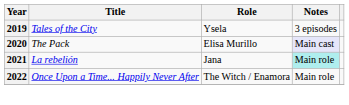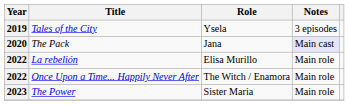(230, 44) Elisa Murillo -> (213, 44) Jana
(17, 60) 2021 -> (17, 60) 2022
(213, 60) Jana -> (230, 60) Elisa Murillo
(314, 60) paleturquoise background -> (314, 60) no background
+ row: (53, 92)
